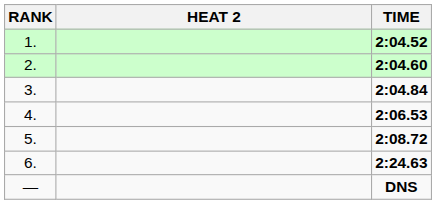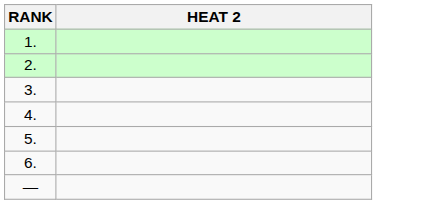- column: (401, 17)
